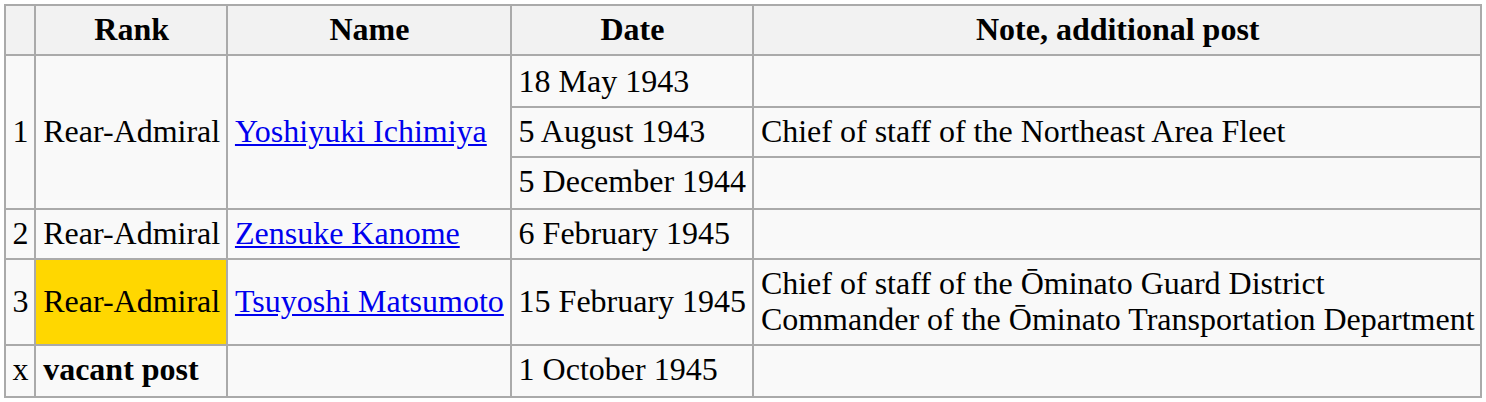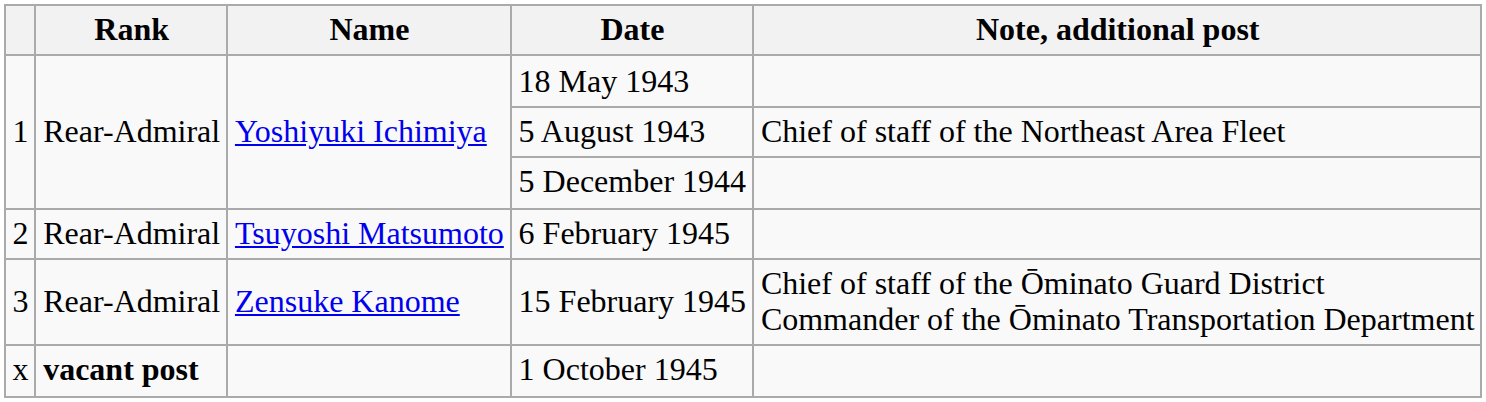(347, 232) Zensuke Kanome -> (369, 232) Tsuyoshi Matsumoto
(132, 301) gold background -> (132, 301) no background
(369, 301) Tsuyoshi Matsumoto -> (347, 301) Zensuke Kanome
